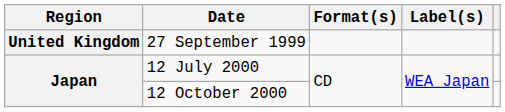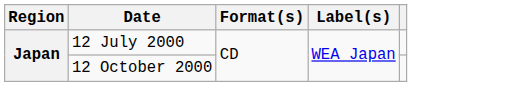- row: (226, 43)
